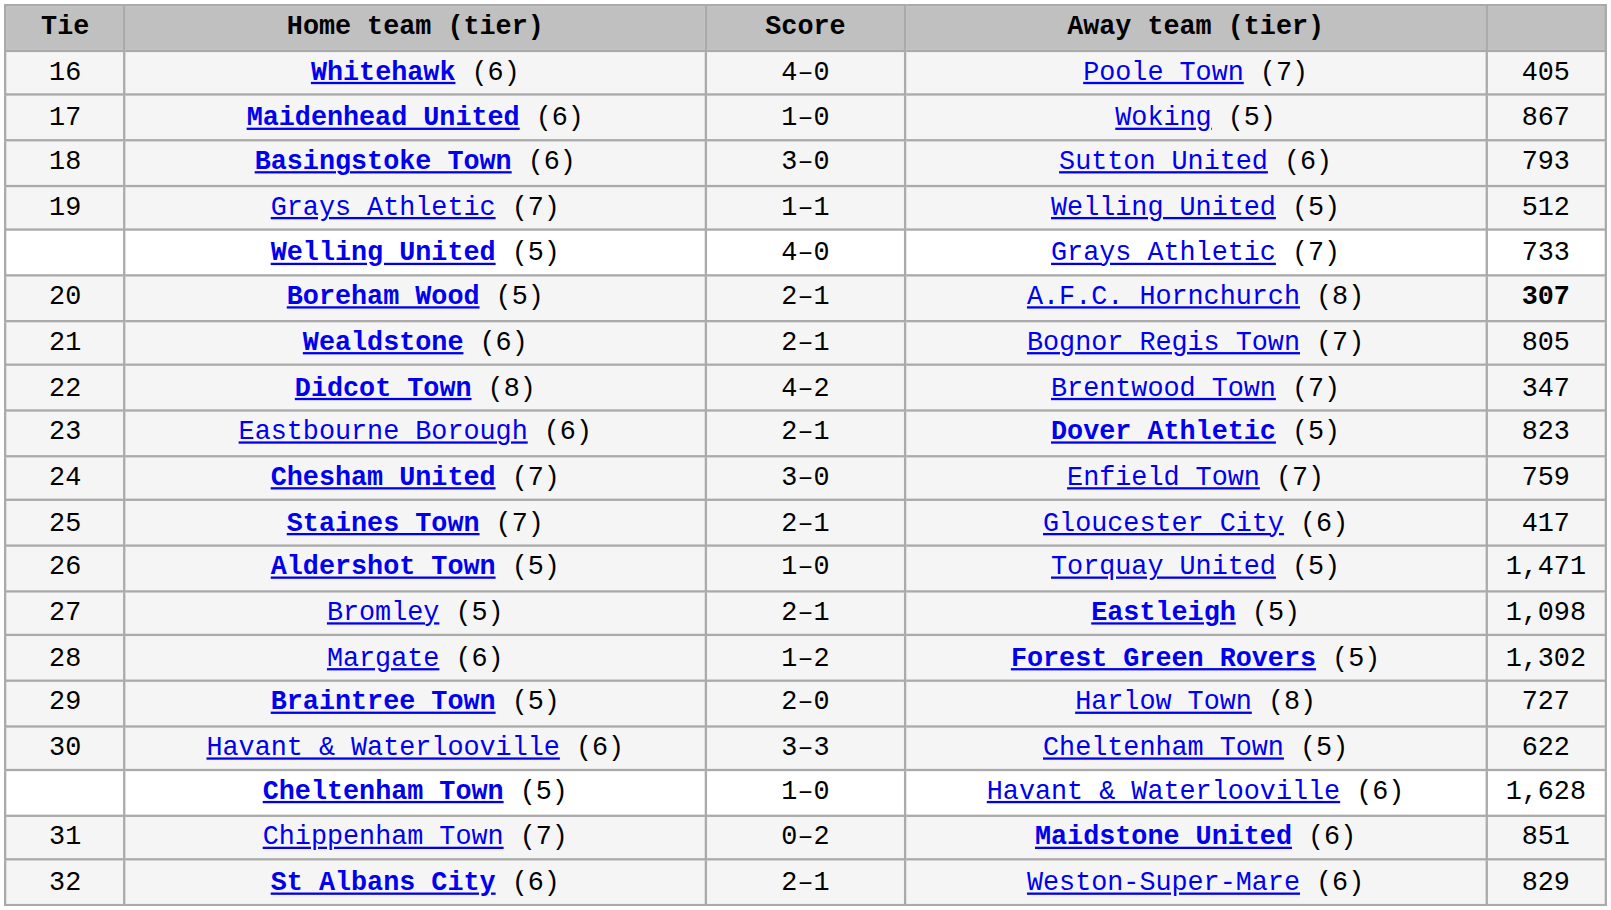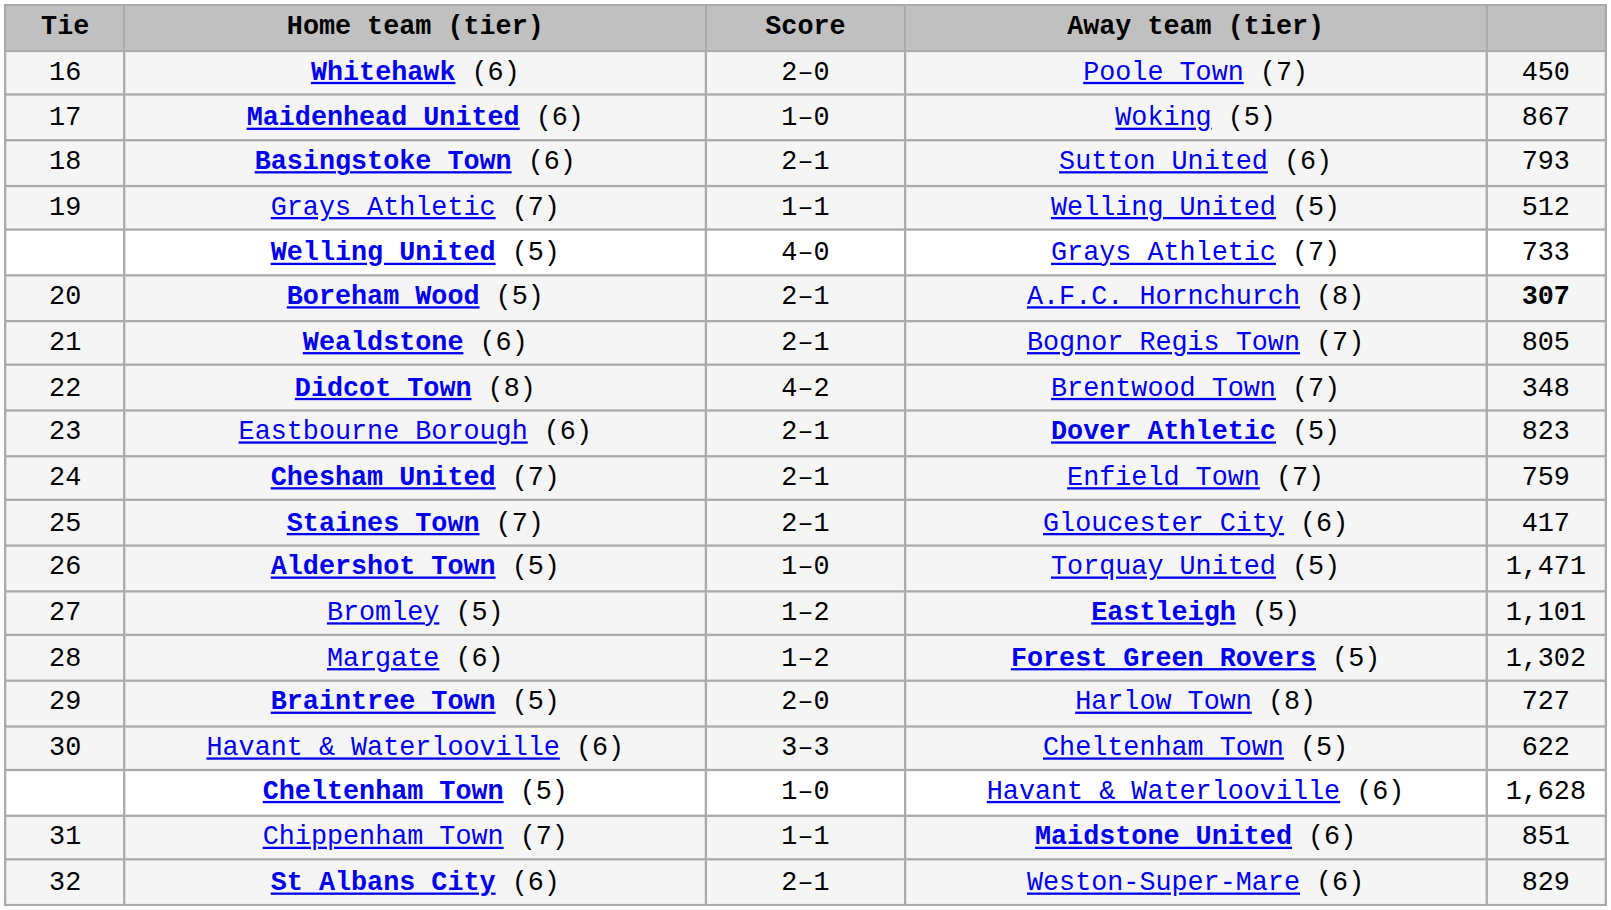(805, 72) 4–0 -> (805, 72) 2–0
(1546, 72) 405 -> (1546, 72) 450
(805, 162) 3–0 -> (805, 162) 2–1
(1546, 387) 347 -> (1546, 387) 348
(805, 477) 3–0 -> (805, 477) 2–1
(805, 613) 2–1 -> (805, 613) 1–2
(1546, 613) 1,098 -> (1546, 613) 1,101
(805, 838) 0–2 -> (805, 838) 1–1
